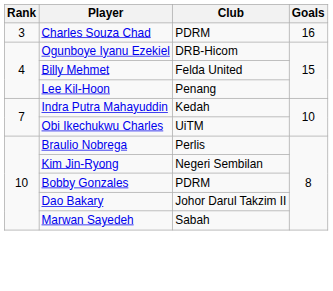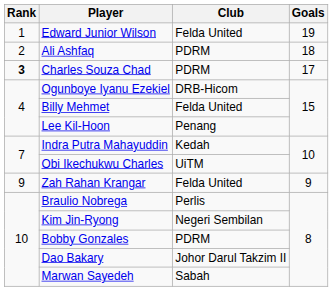+ row: (99, 32)
+ row: (68, 51)
(22, 32) normal -> (22, 70) bold
(308, 32) 16 -> (308, 70) 17
+ row: (94, 182)
